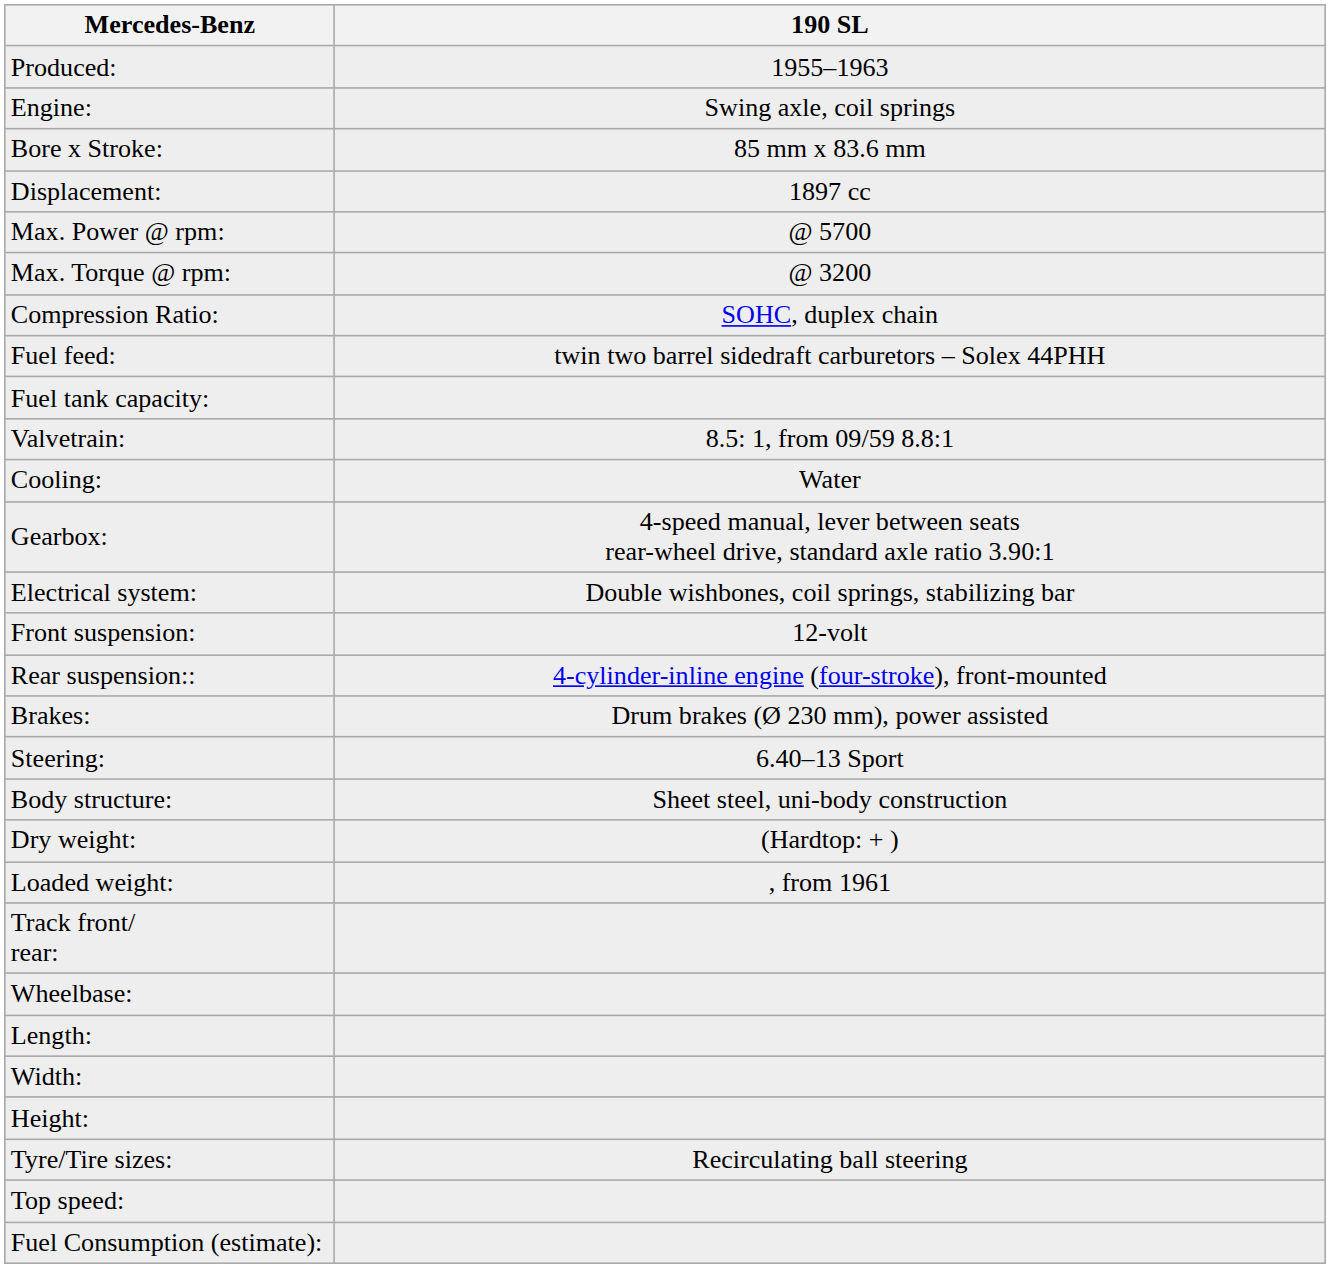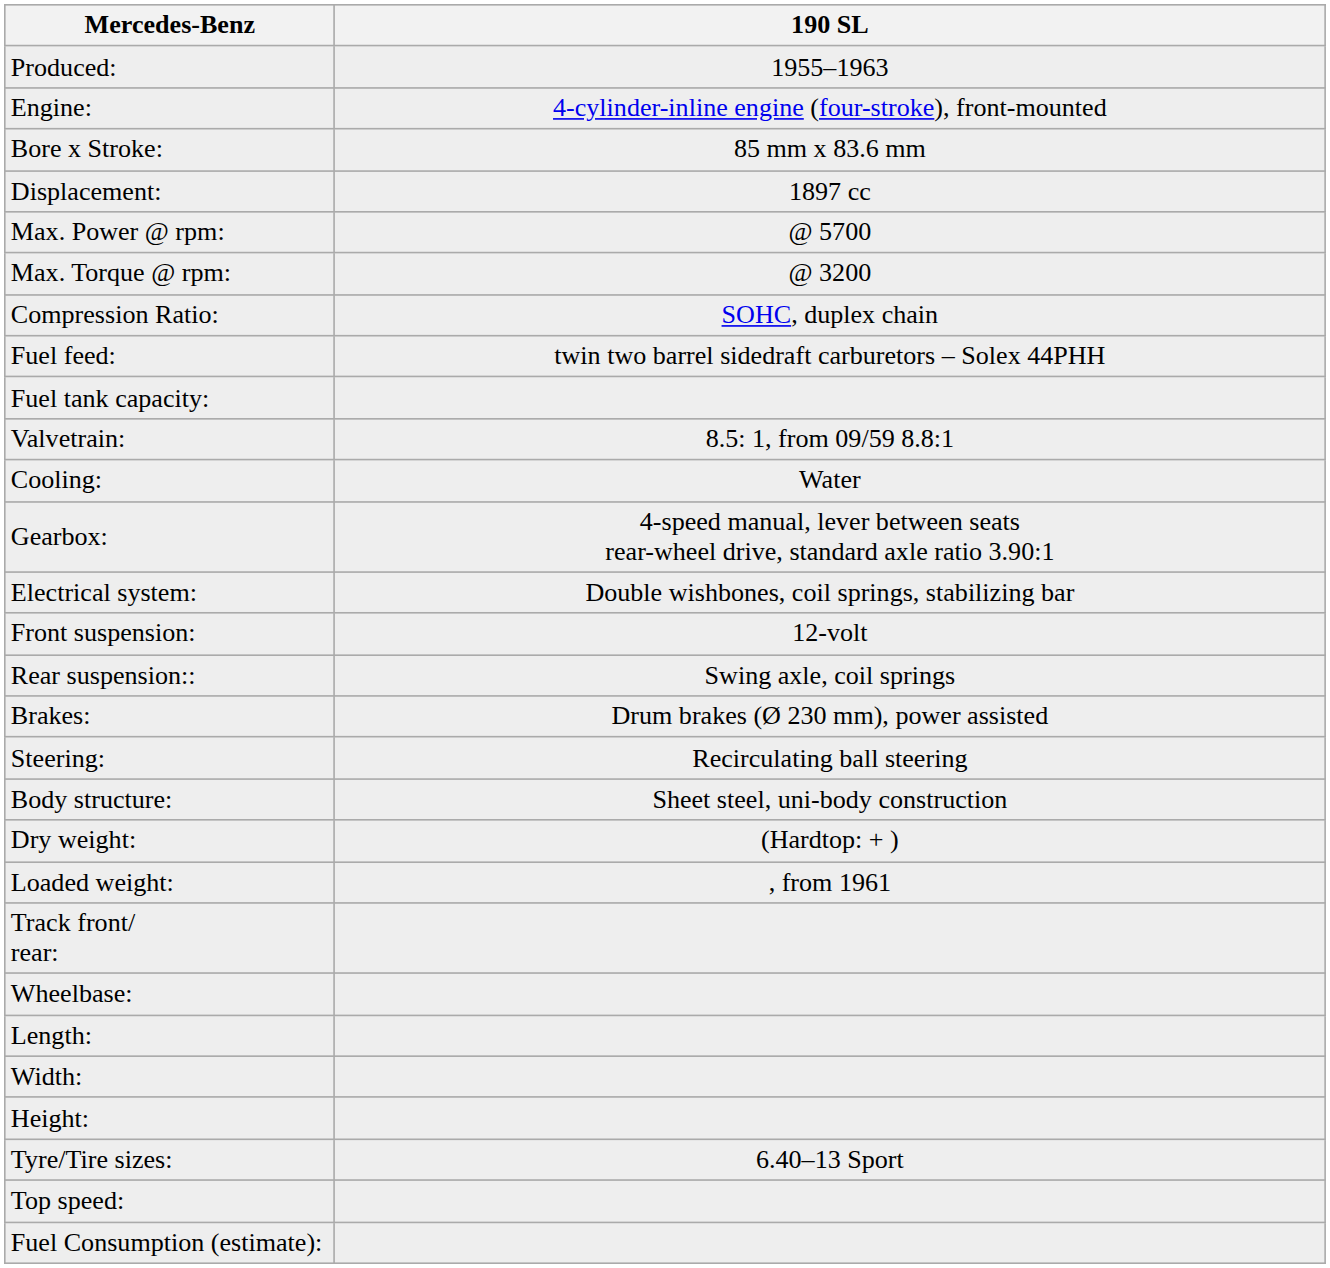(830, 107) Swing axle, coil springs -> (830, 107) 4-cylinder-inline engine (four-stroke), front-mounted
(830, 674) 4-cylinder-inline engine (four-stroke), front-mounted -> (830, 674) Swing axle, coil springs
(830, 757) 6.40–13 Sport -> (830, 757) Recirculating ball steering
(830, 1159) Recirculating ball steering -> (830, 1159) 6.40–13 Sport
